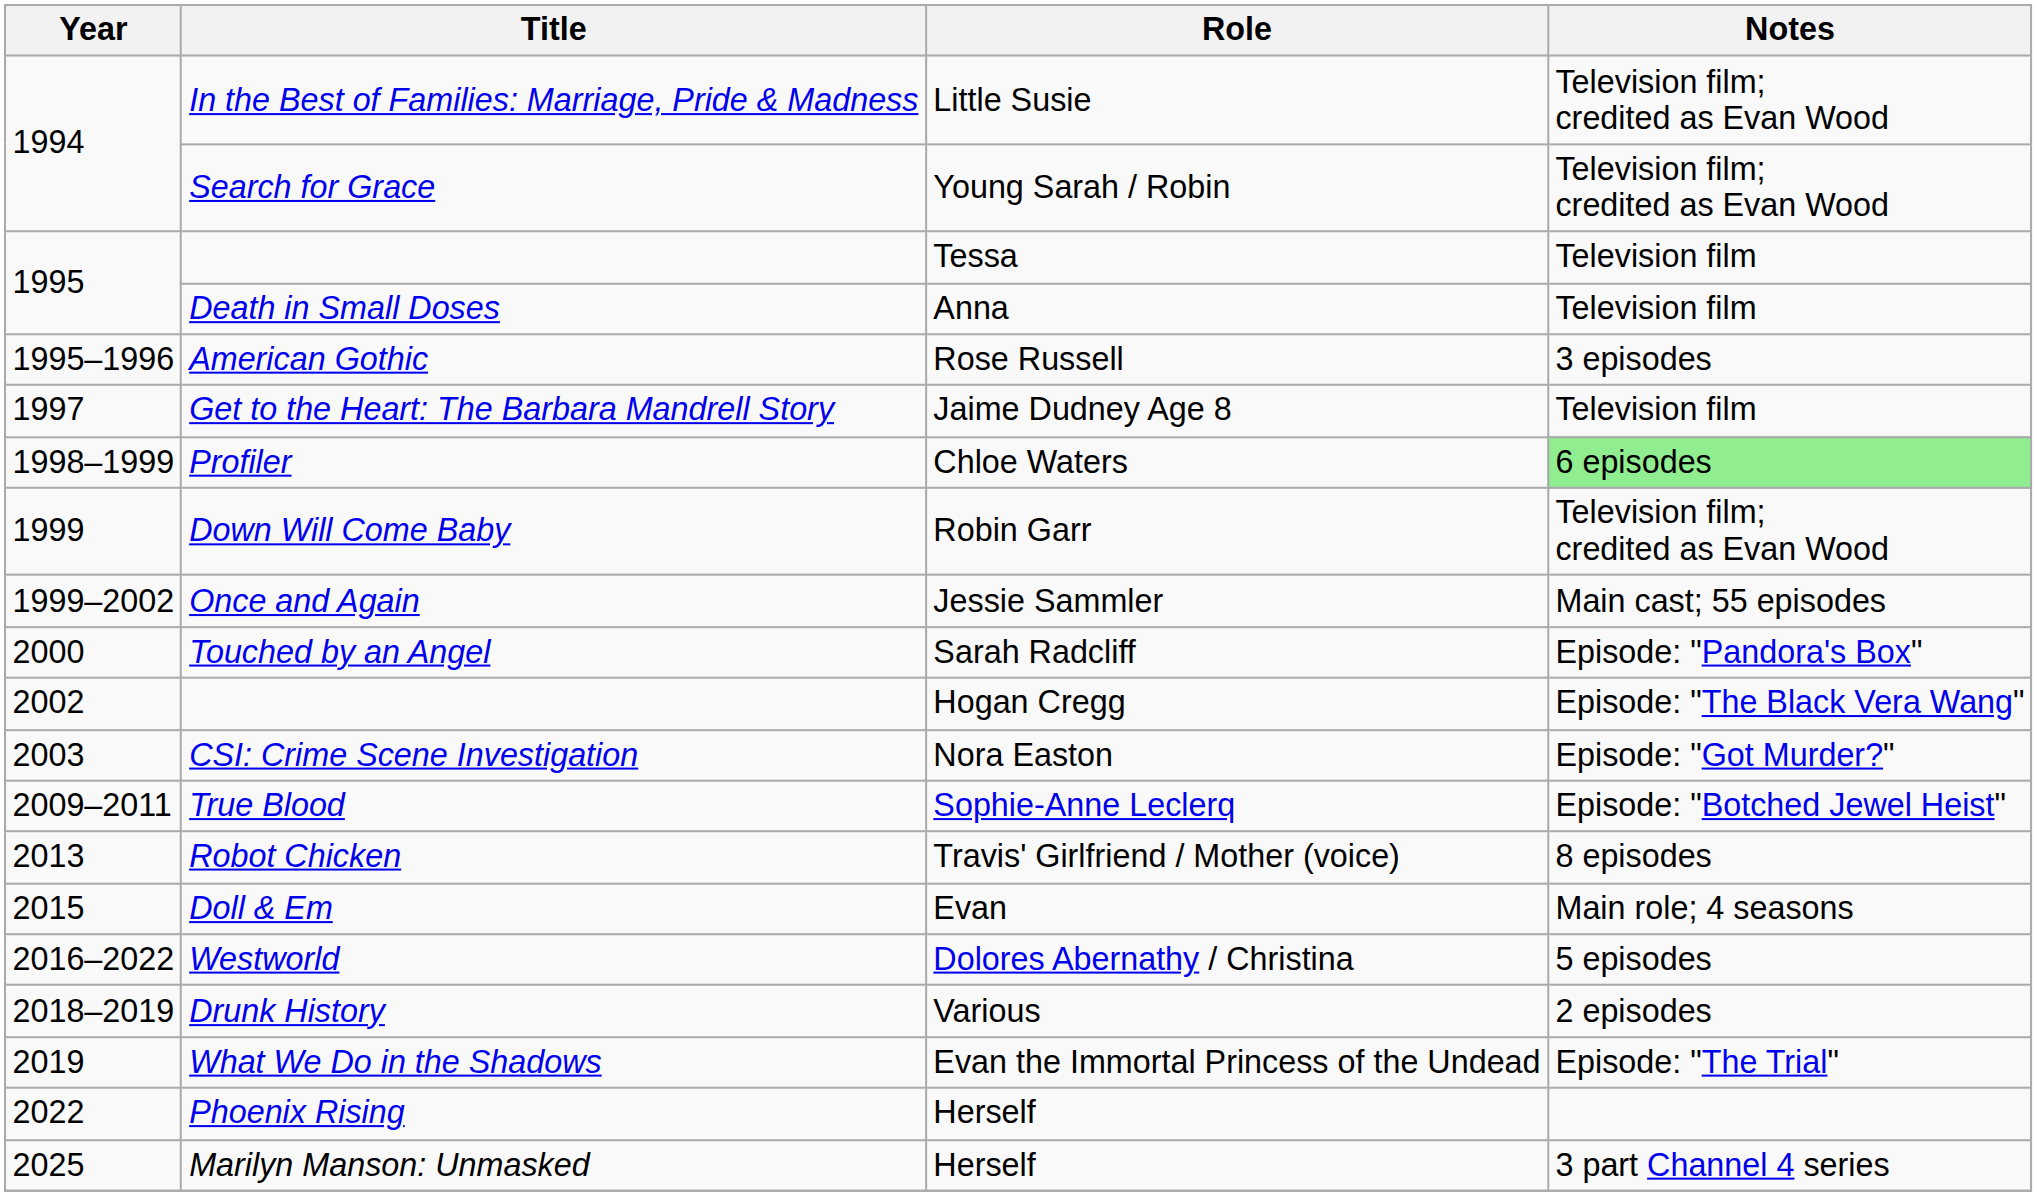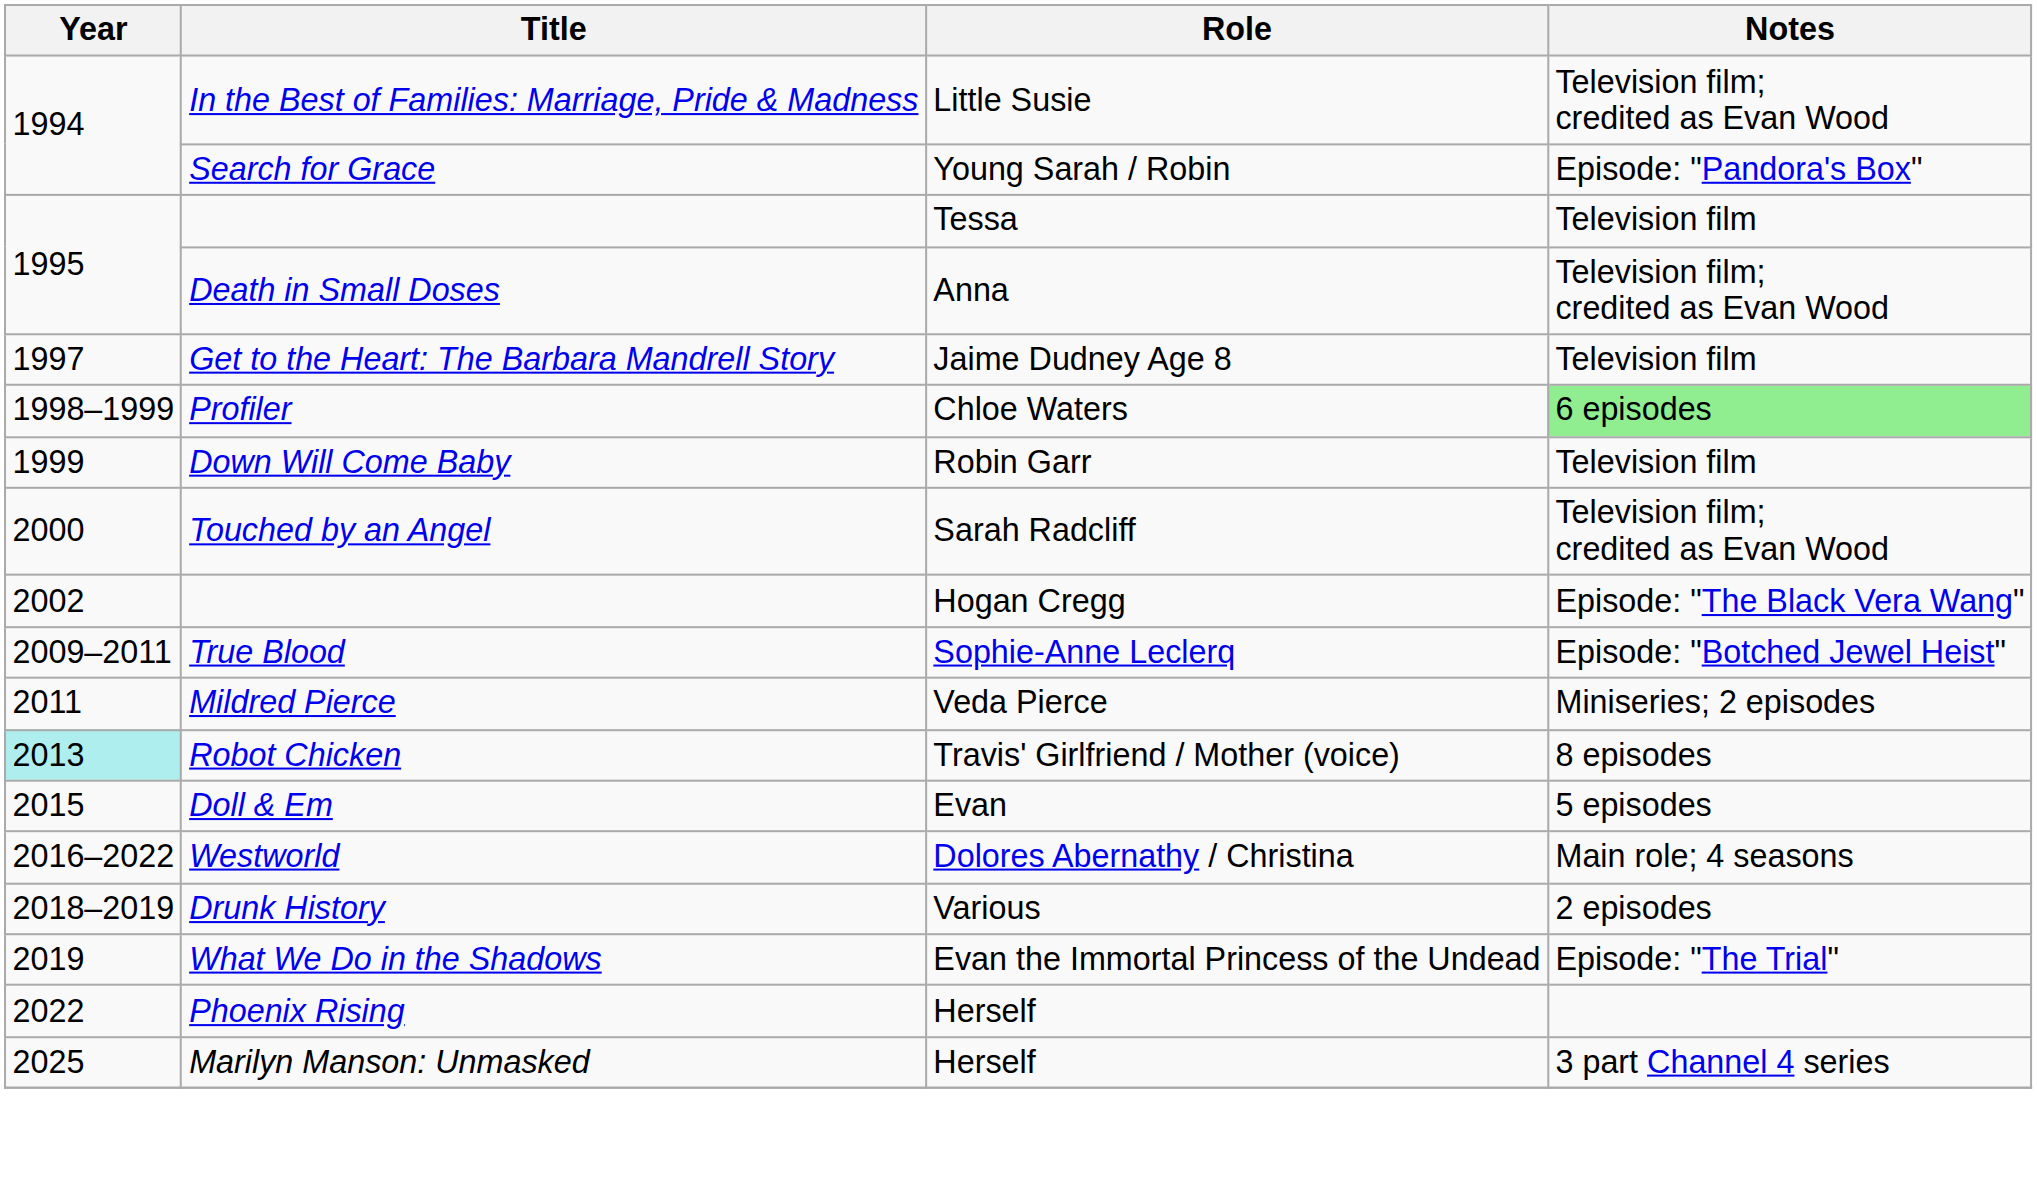(1722, 187) Television film; credited as Evan Wood -> (1739, 169) Episode: "Pandora's Box"
(1656, 307) Television film -> (1722, 289) Television film; credited as Evan Wood
- row: (309, 359)
(1722, 531) Television film; credited as Evan Wood -> (1656, 461) Television film
- row: (304, 600)
(1739, 651) Episode: "Pandora's Box" -> (1722, 531) Television film; credited as Evan Wood
- row: (414, 754)
+ row: (292, 703)
(48, 856) no background -> (48, 754) paleturquoise background
(1705, 908) Main role; 4 seasons -> (1634, 805) 5 episodes
(1634, 959) 5 episodes -> (1705, 856) Main role; 4 seasons
